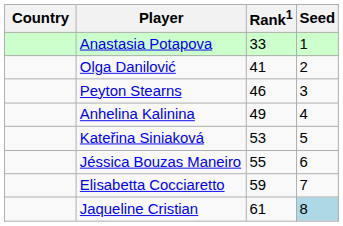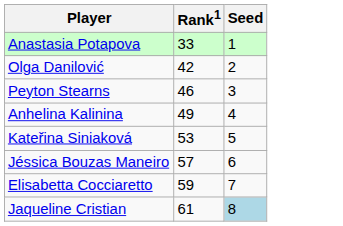- column: (40, 18)
(258, 67) 41 -> (186, 67) 42
(258, 161) 55 -> (186, 161) 57
